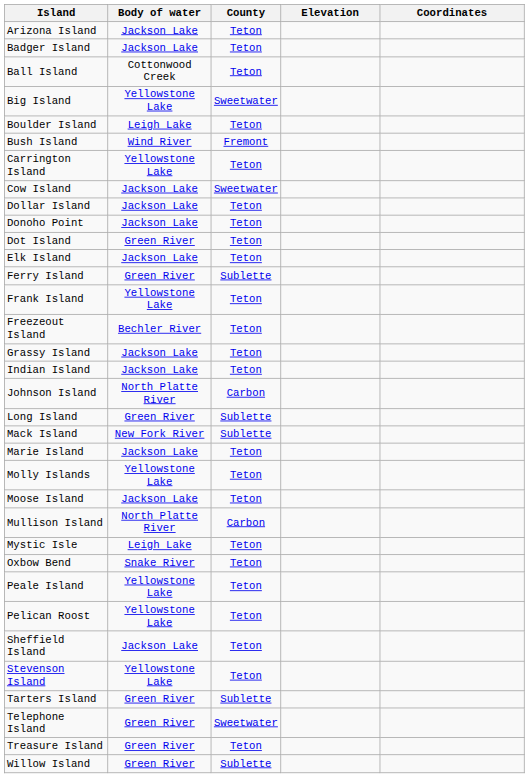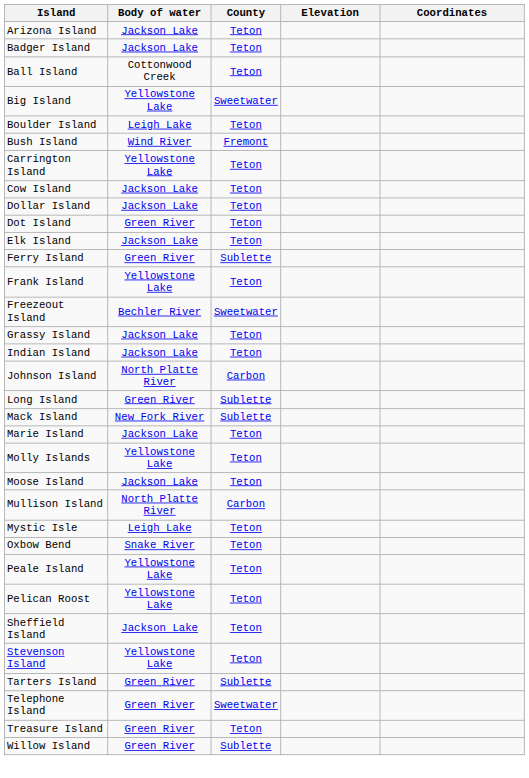(246, 189) Sweetwater -> (246, 189) Teton
- row: (45, 224)
(246, 329) Teton -> (246, 312) Sweetwater
